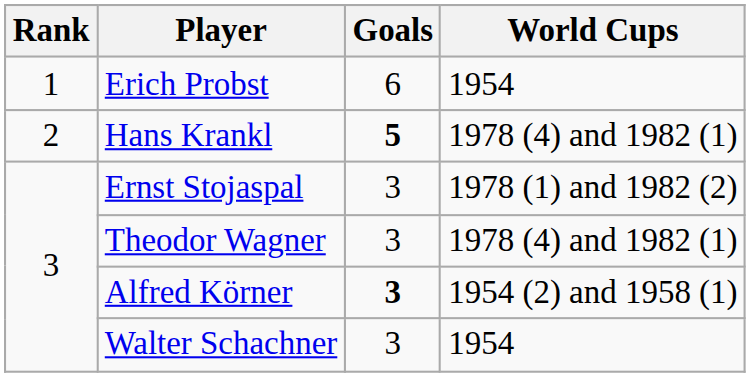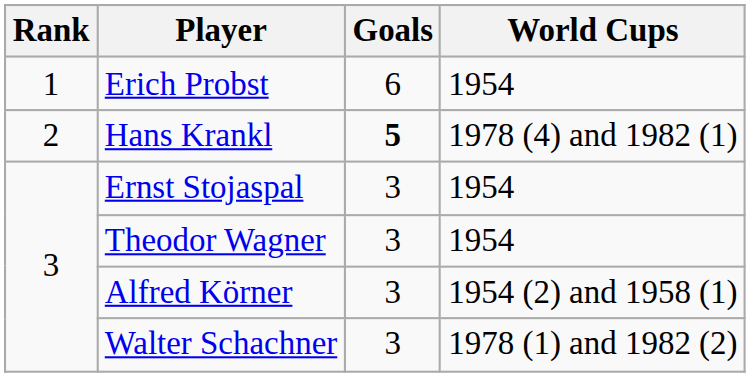(593, 187) 1978 (1) and 1982 (2) -> (481, 187) 1954
(593, 239) 1978 (4) and 1982 (1) -> (481, 239) 1954
(393, 291) bold -> (393, 291) normal
(481, 344) 1954 -> (593, 344) 1978 (1) and 1982 (2)
